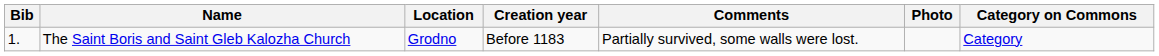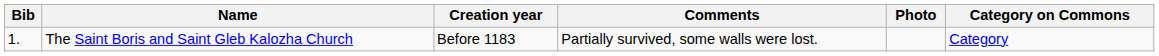- column: (444, 16)
